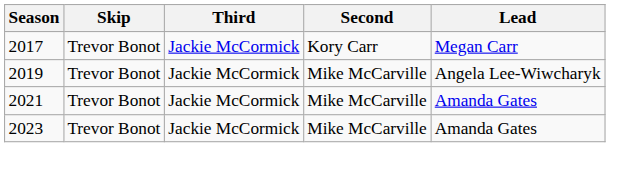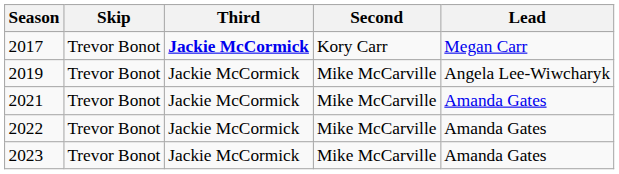(234, 45) normal -> (239, 45) bold
+ row: (26, 127)
